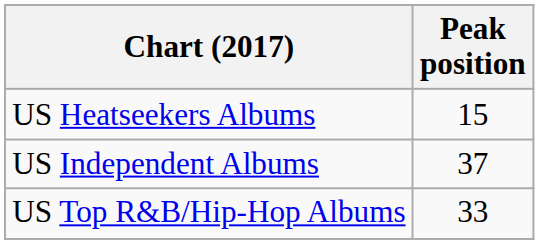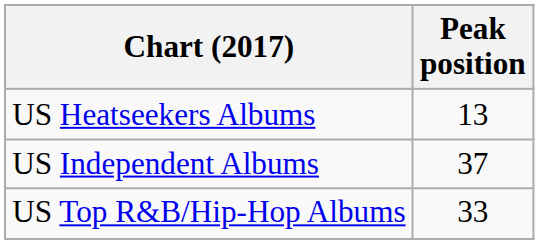(473, 113) 15 -> (473, 113) 13
